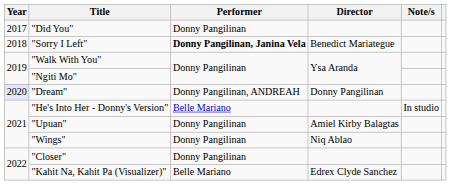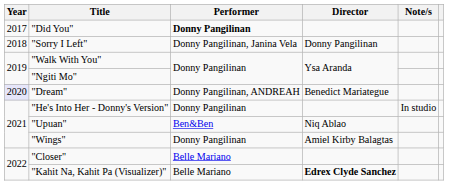(209, 28) normal -> (212, 28) bold
(239, 44) bold -> (235, 44) normal
(352, 44) Benedict Mariategue -> (341, 44) Donny Pangilinan
(347, 92) Donny Pangilinan -> (347, 92) Benedict Mariategue
(202, 108) Belle Mariano -> (209, 108) Donny Pangilinan
(209, 124) Donny Pangilinan -> (193, 124) Ben&Ben
(355, 124) Amiel Kirby Balagtas -> (325, 124) Niq Ablao
(331, 140) Niq Ablao -> (349, 140) Amiel Kirby Balagtas
(209, 156) Donny Pangilinan -> (202, 156) Belle Mariano
(354, 172) normal -> (350, 172) bold
